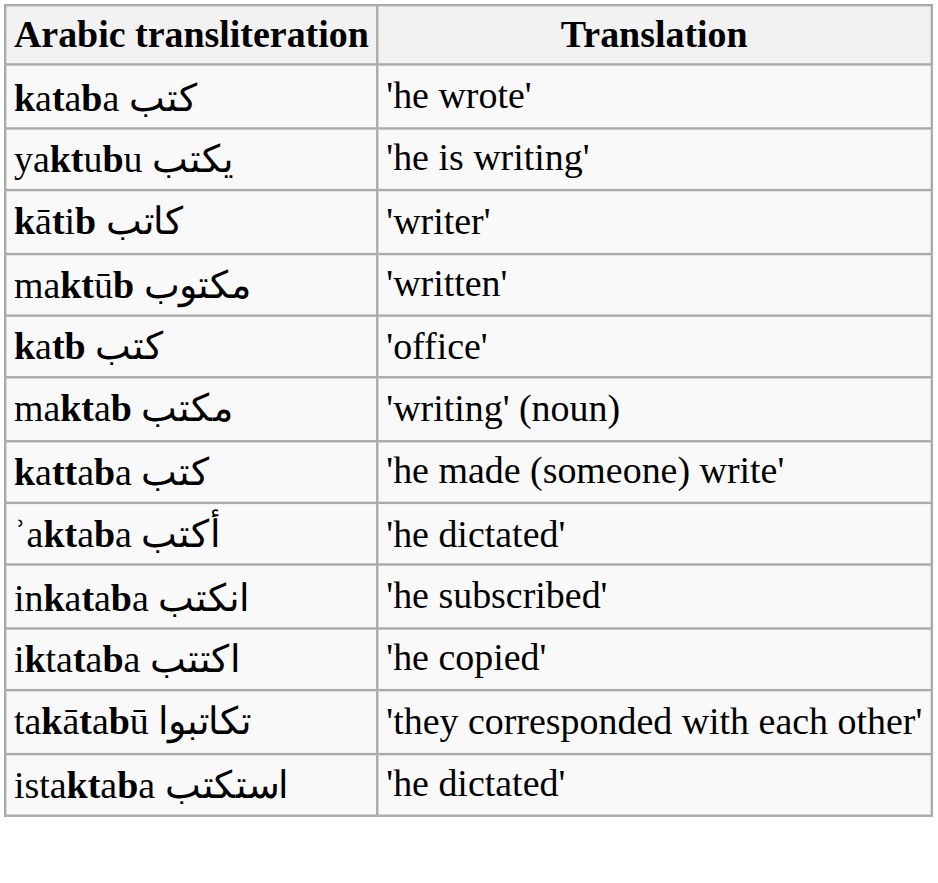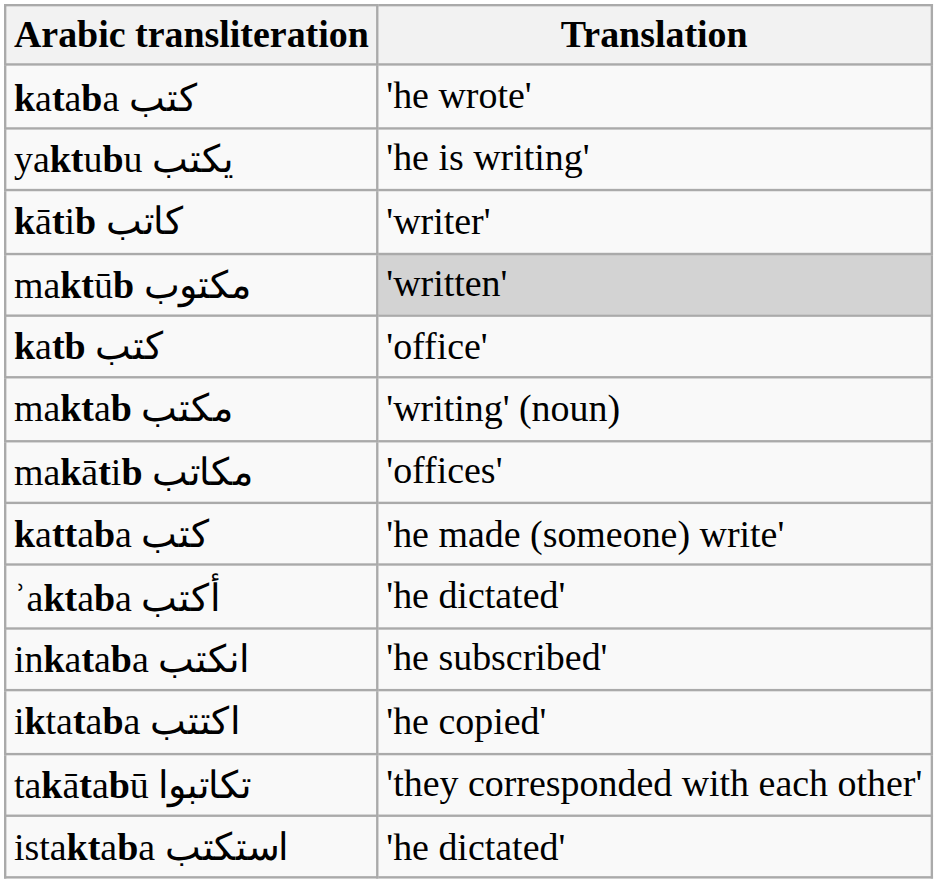(447, 283) no background -> (447, 283) lightgrey background
+ row: (134, 472)
